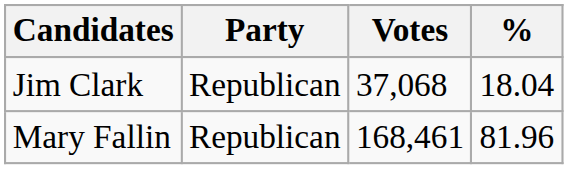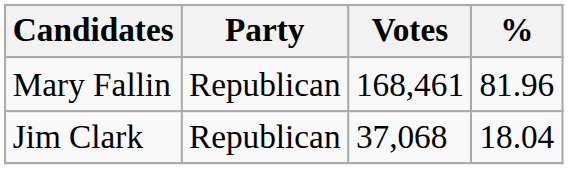rows swapped: (92, 136) <-> (78, 83)
